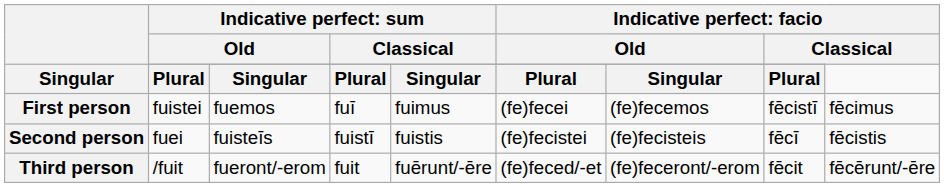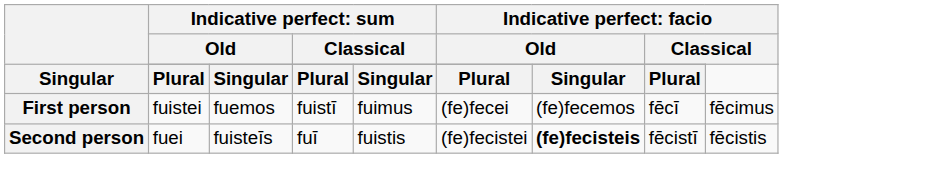(345, 108) fuī -> (317, 108) fuistī
(793, 108) fēcistī -> (664, 108) fēcī
(354, 138) fuistī -> (307, 138) fuī
(658, 138) normal -> (588, 138) bold
(784, 138) fēcī -> (673, 138) fēcistī
- row: (77, 167)
